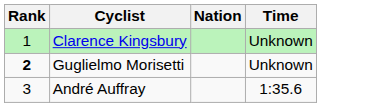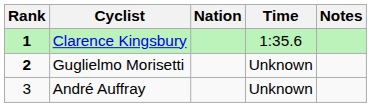+ column: (341, 16)
(27, 41) normal -> (27, 41) bold
(281, 41) Unknown -> (281, 41) 1:35.6
(281, 89) 1:35.6 -> (281, 89) Unknown
